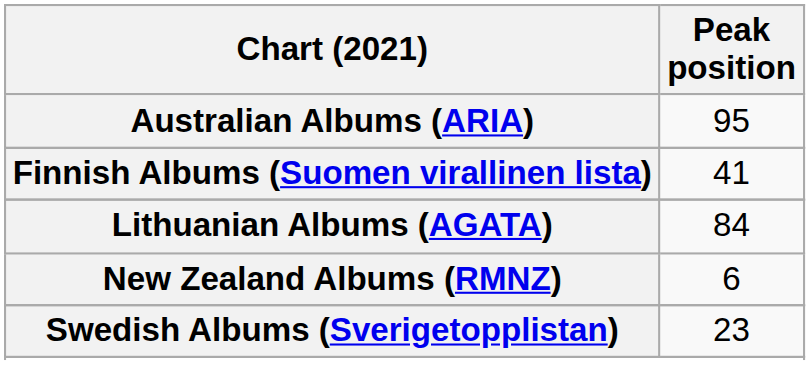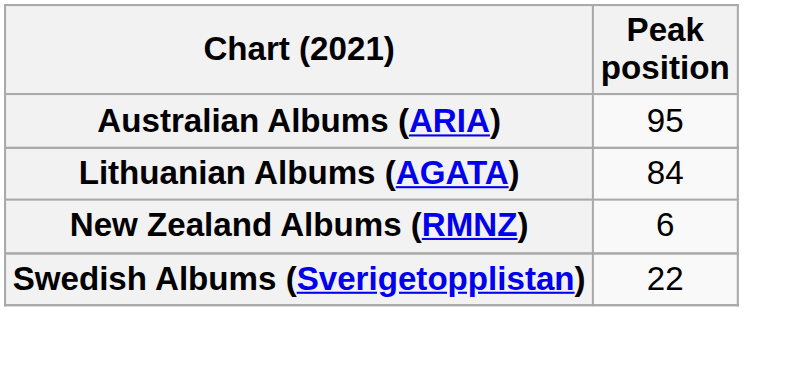- row: (332, 173)
(732, 330) 23 -> (665, 278) 22
